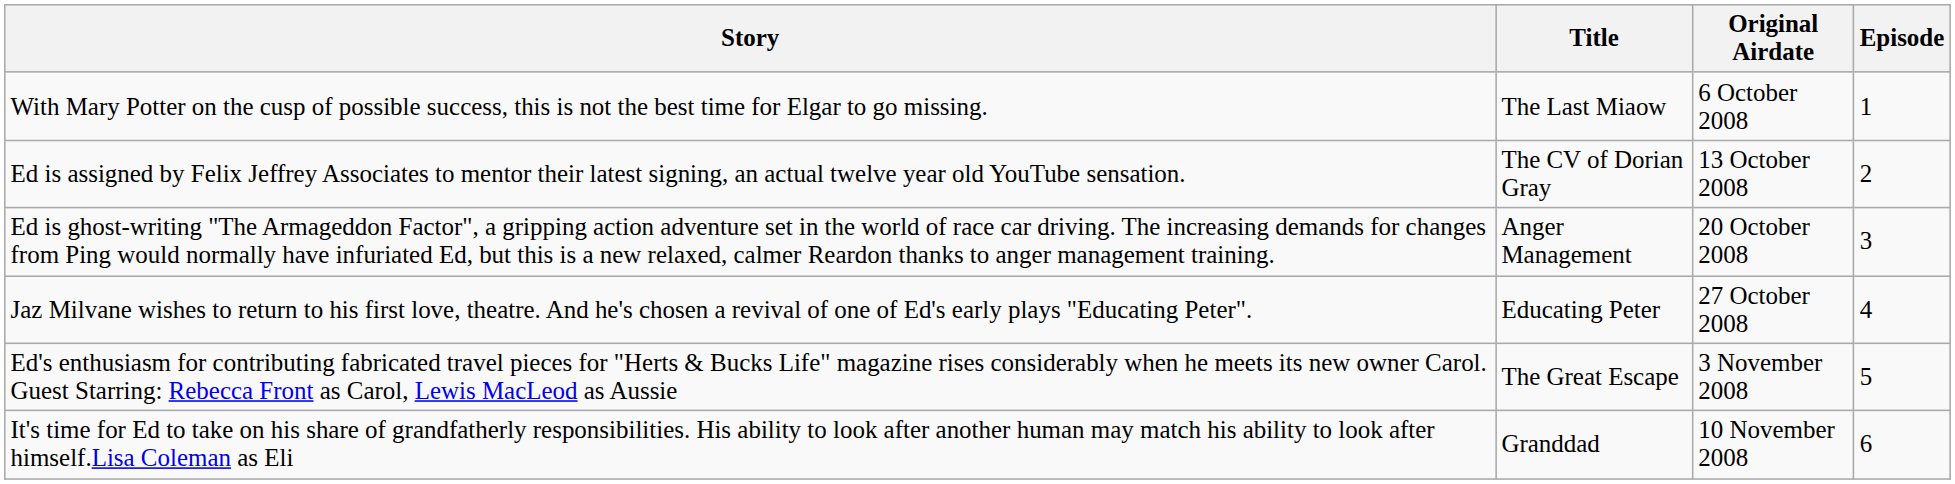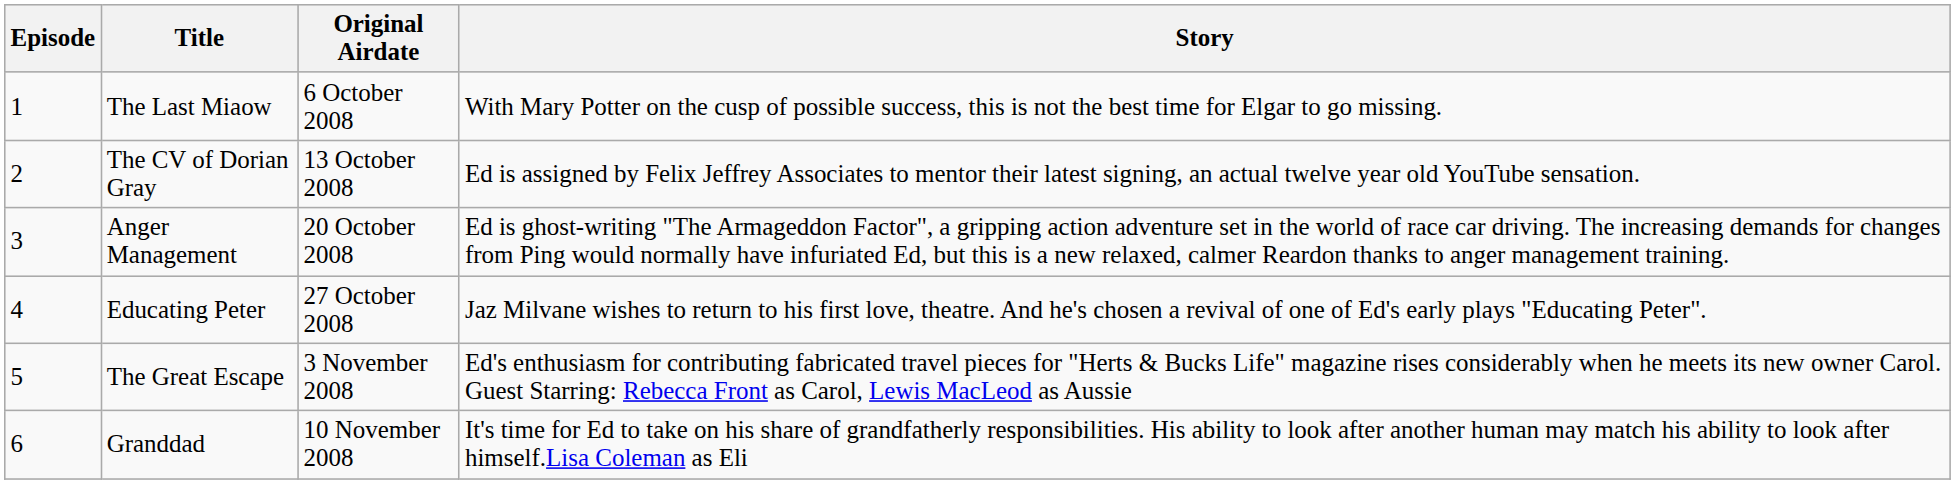columns swapped: (1902, 38) <-> (750, 38)
